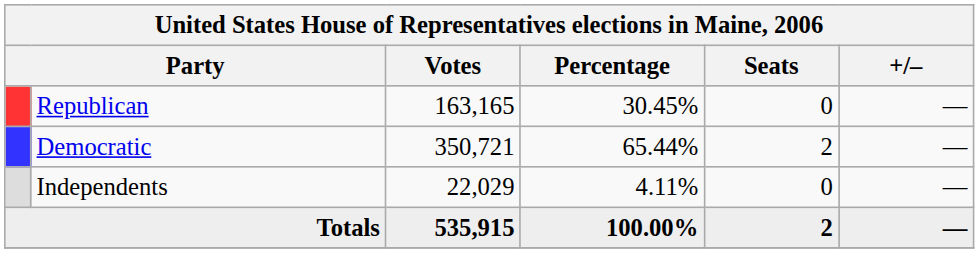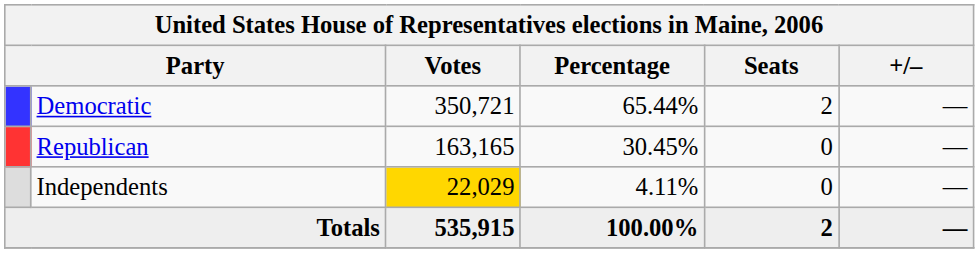rows swapped: (94, 146) <-> (93, 106)
(481, 187) no background -> (481, 187) gold background
